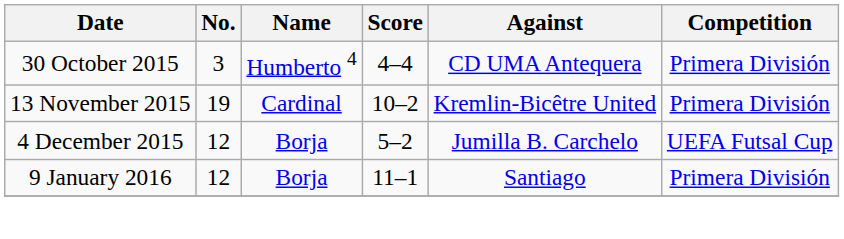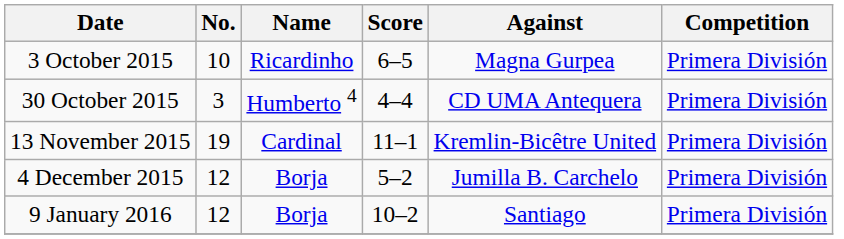+ row: (100, 60)
(395, 103) 10–2 -> (395, 140) 11–1
(750, 140) UEFA Futsal Cup -> (747, 177) Primera División
(395, 177) 11–1 -> (395, 214) 10–2
